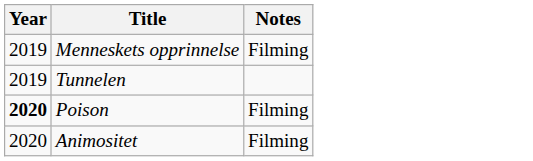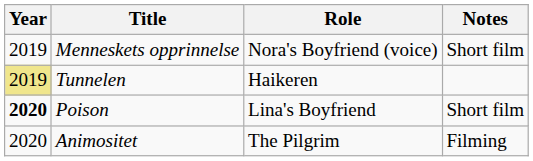+ column: (343, 19)
(278, 49) Filming -> (485, 49) Short film
(28, 79) no background -> (28, 79) khaki background
(278, 110) Filming -> (485, 110) Short film
